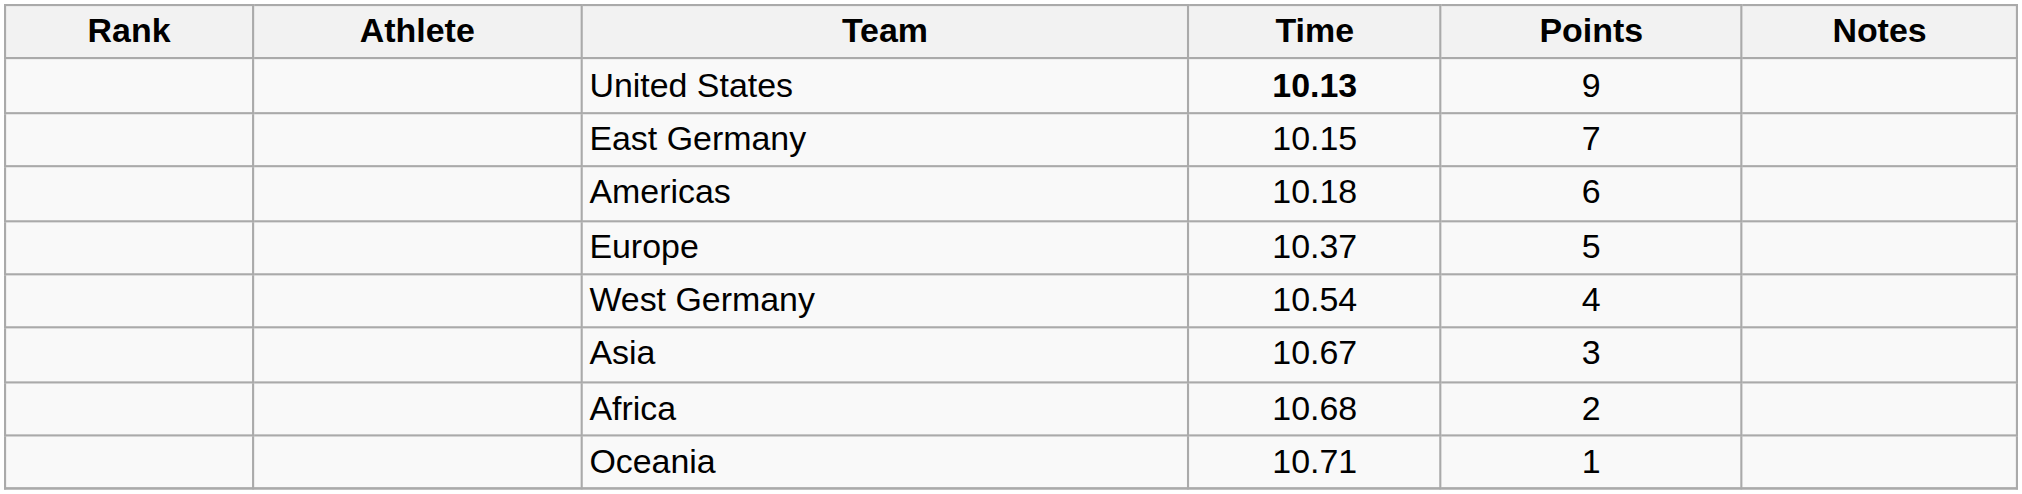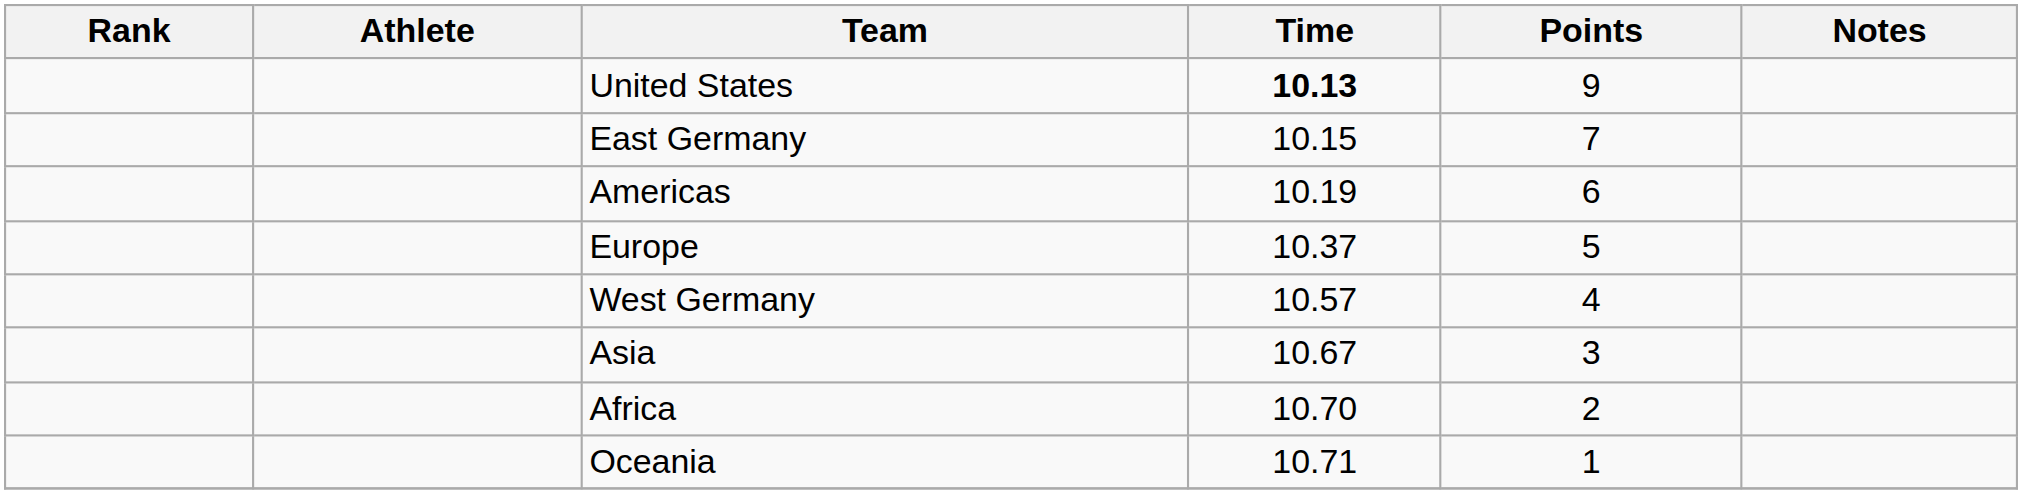(1315, 192) 10.18 -> (1315, 192) 10.19
(1315, 300) 10.54 -> (1315, 300) 10.57
(1315, 407) 10.68 -> (1315, 407) 10.70
